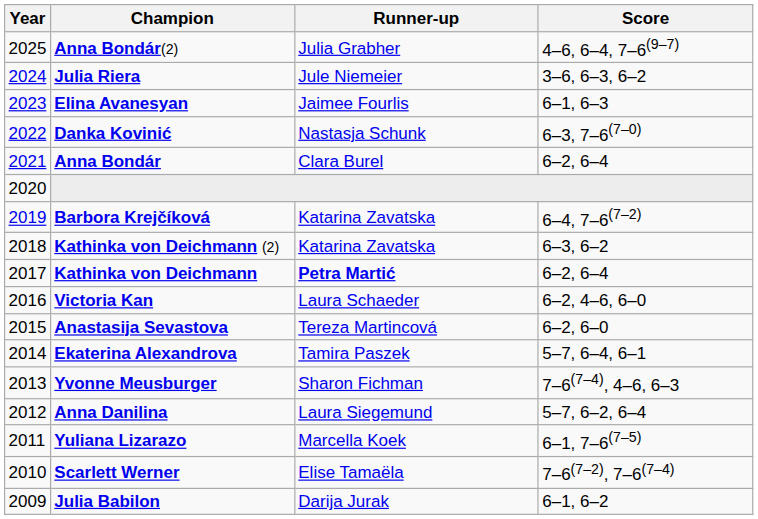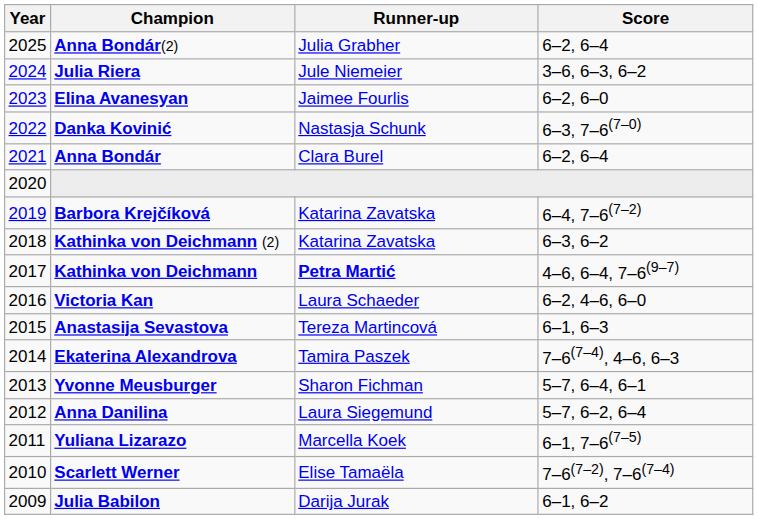(611, 47) 4–6, 6–4, 7–6(9–7) -> (575, 45) 6–2, 6–4
(575, 103) 6–1, 6–3 -> (575, 99) 6–2, 6–0
(575, 273) 6–2, 6–4 -> (611, 271) 4–6, 6–4, 7–6(9–7)
(575, 327) 6–2, 6–0 -> (575, 327) 6–1, 6–3
(594, 354) 5–7, 6–4, 6–1 -> (611, 356) 7–6(7–4), 4–6, 6–3
(611, 383) 7–6(7–4), 4–6, 6–3 -> (594, 385) 5–7, 6–4, 6–1
